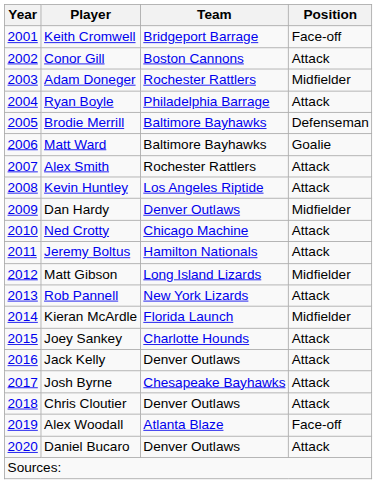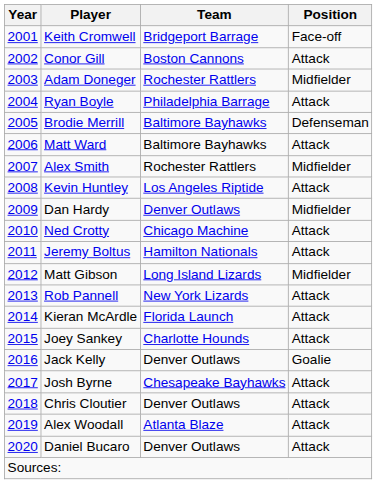(311, 144) Goalie -> (311, 144) Attack
(311, 166) Attack -> (321, 166) Midfielder
(321, 317) Midfielder -> (311, 317) Attack
(311, 360) Attack -> (311, 360) Goalie
(317, 425) Face-off -> (311, 425) Attack
